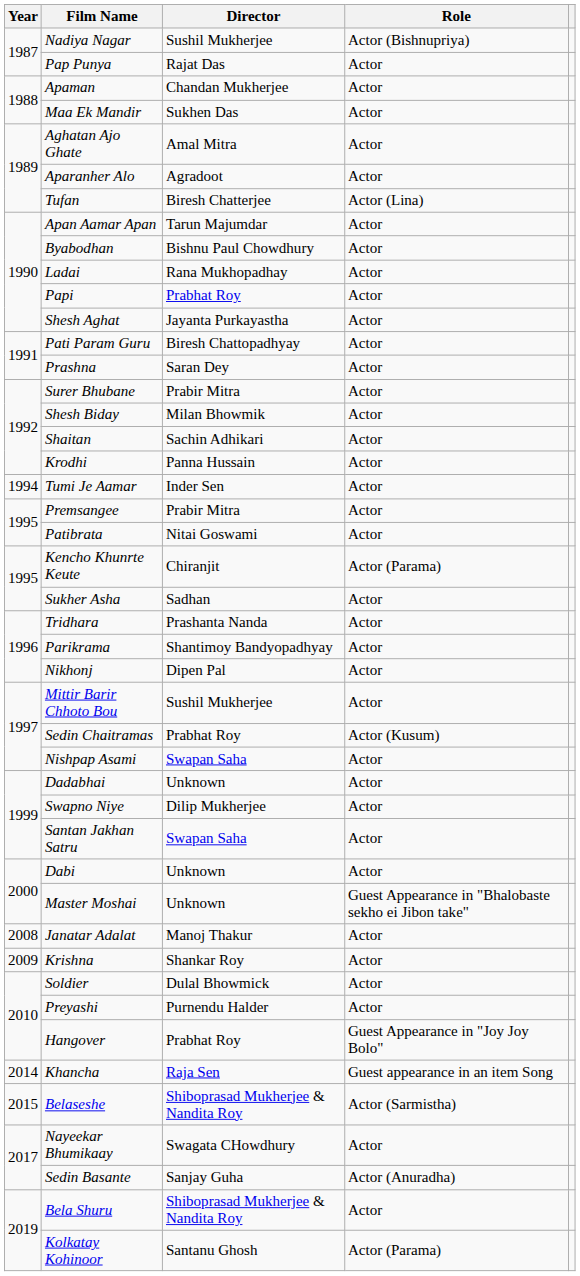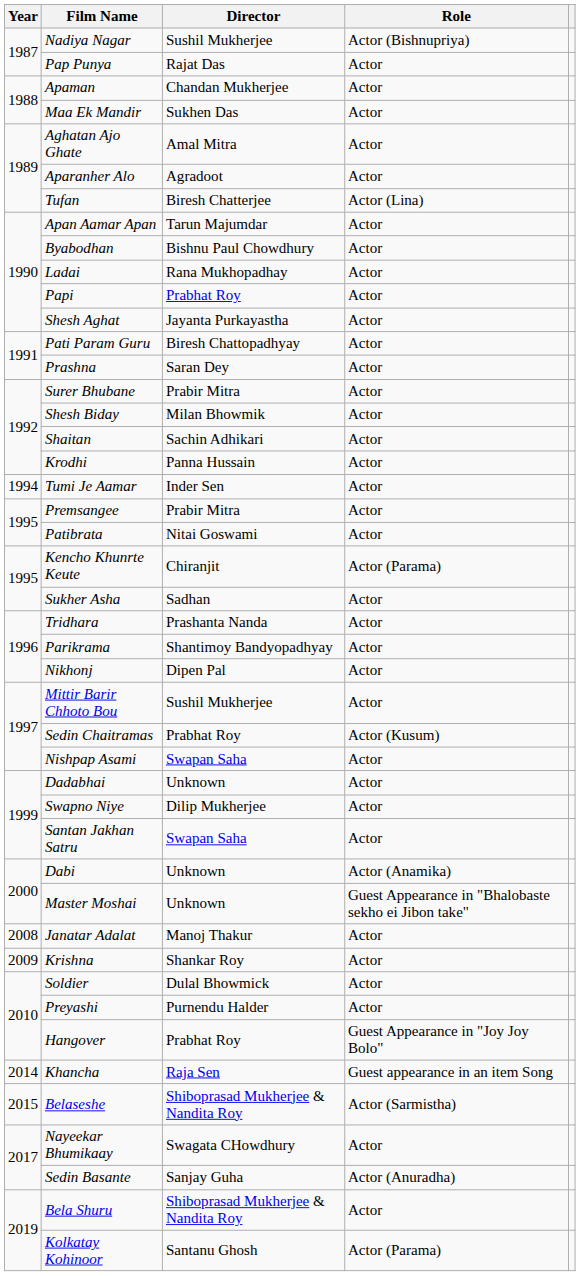(365, 871) Actor -> (400, 871) Actor (Anamika)
